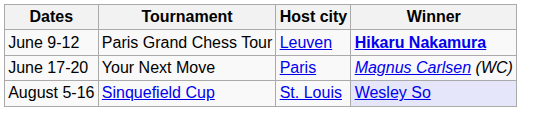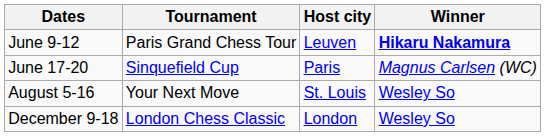(158, 67) Your Next Move -> (182, 67) Sinquefield Cup
(158, 93) Sinquefield Cup -> (182, 93) Your Next Move
(393, 93) lavender background -> (417, 93) no background
+ row: (63, 118)
